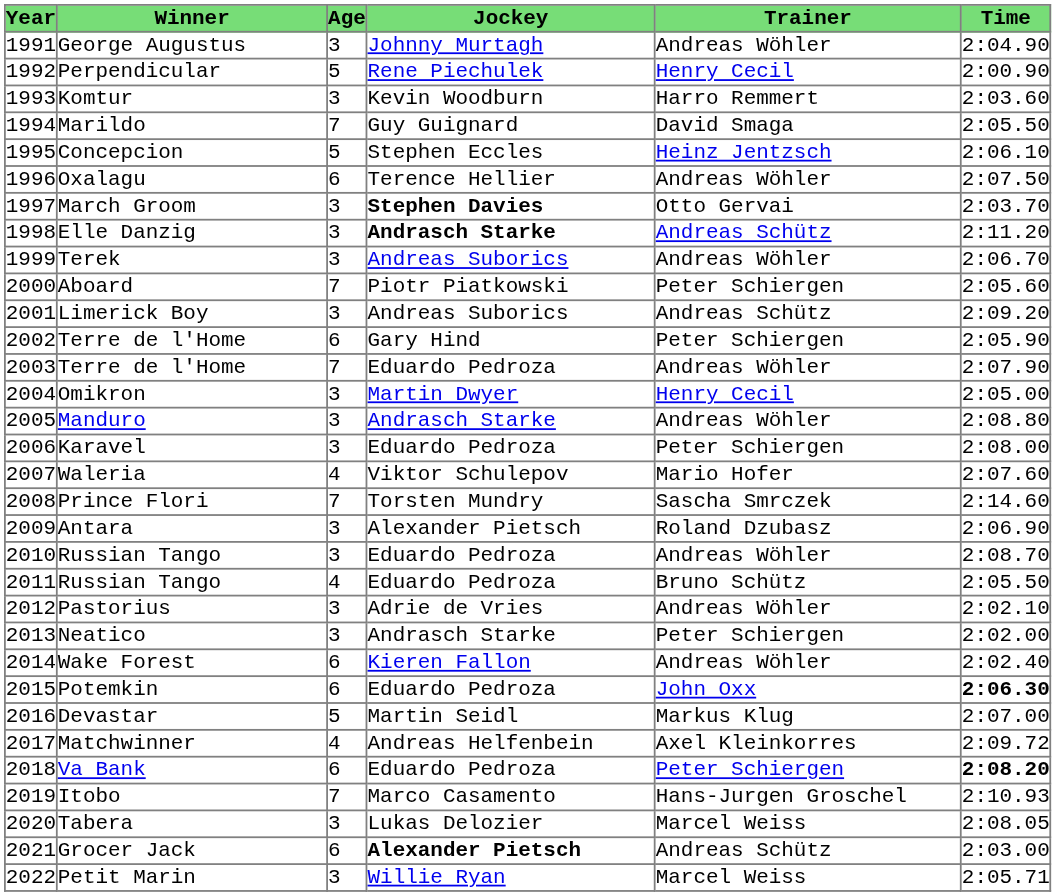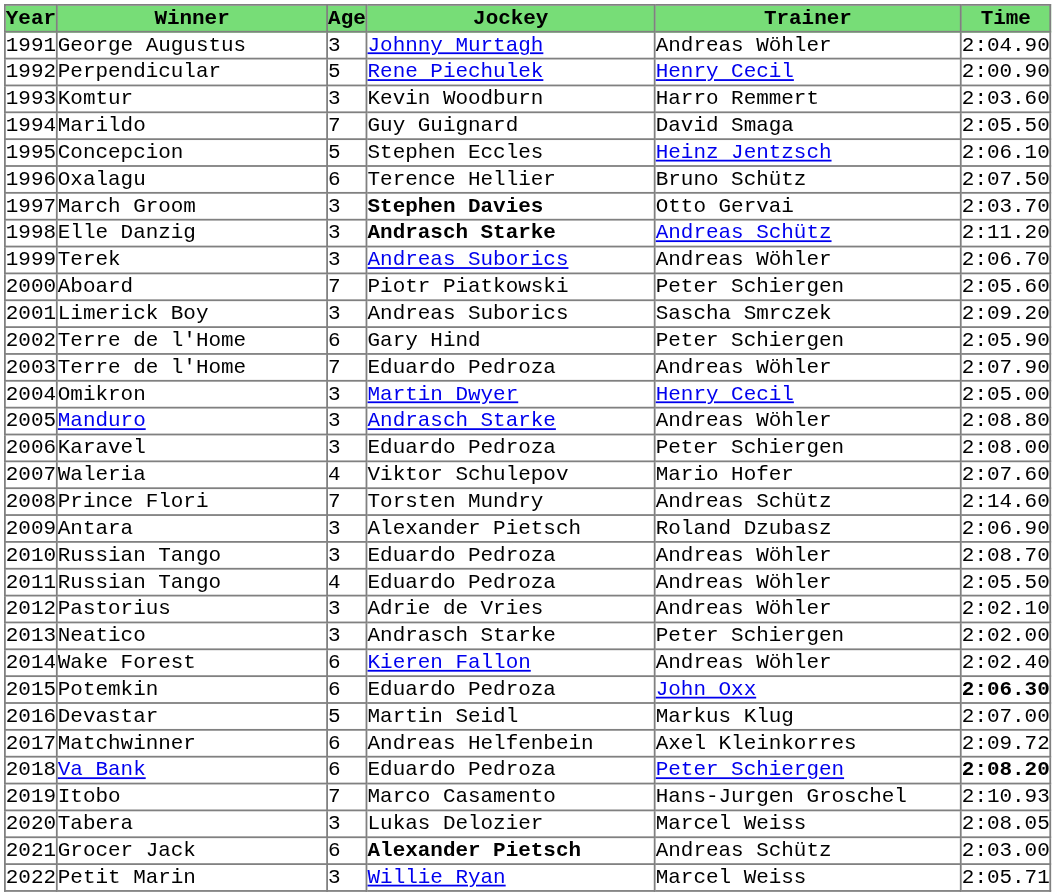(744, 179) Andreas Wöhler -> (731, 179) Bruno Schütz
(744, 314) Andreas Schütz -> (744, 314) Sascha Smrczek
(744, 502) Sascha Smrczek -> (744, 502) Andreas Schütz
(731, 582) Bruno Schütz -> (744, 582) Andreas Wöhler
(334, 743) 4 -> (334, 743) 6
